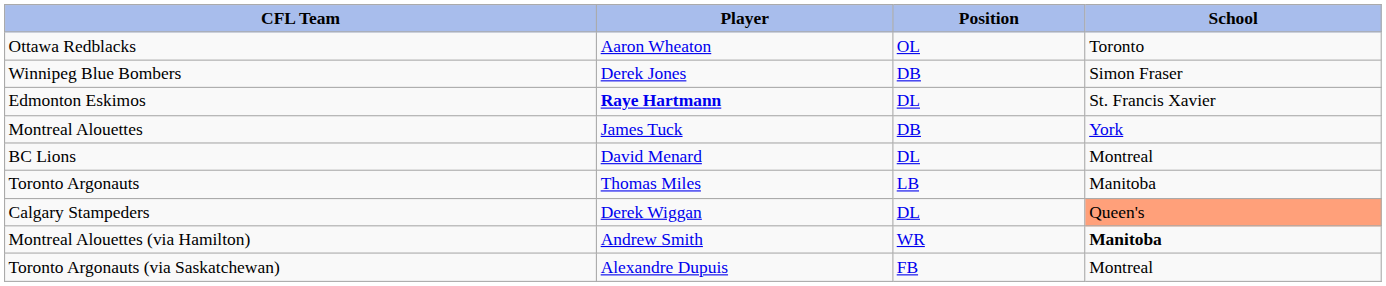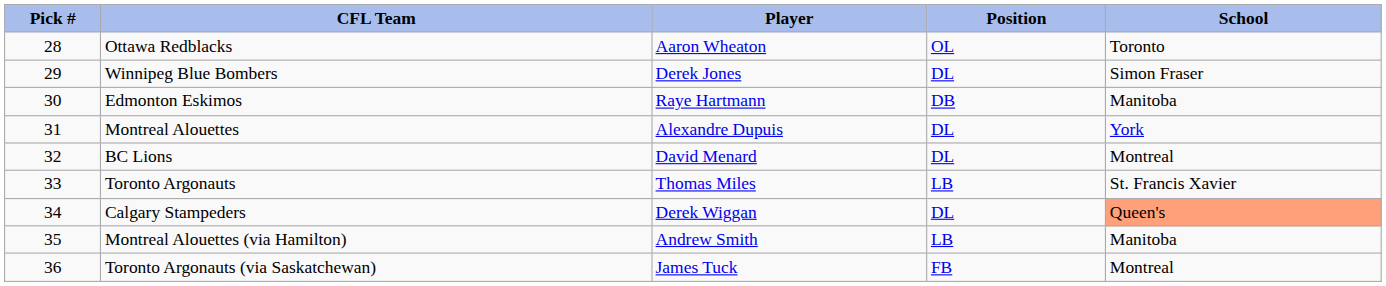+ column: (53, 18)
(909, 73) DB -> (943, 73) DL
(661, 101) bold -> (711, 101) normal
(908, 101) DL -> (943, 101) DB
(1152, 101) St. Francis Xavier -> (1143, 101) Manitoba
(642, 128) James Tuck -> (719, 128) Alexandre Dupuis
(909, 128) DB -> (943, 128) DL
(1123, 184) Manitoba -> (1173, 184) St. Francis Xavier
(911, 239) WR -> (942, 239) LB
(1125, 239) bold -> (1143, 239) normal
(664, 267) Alexandre Dupuis -> (697, 267) James Tuck
